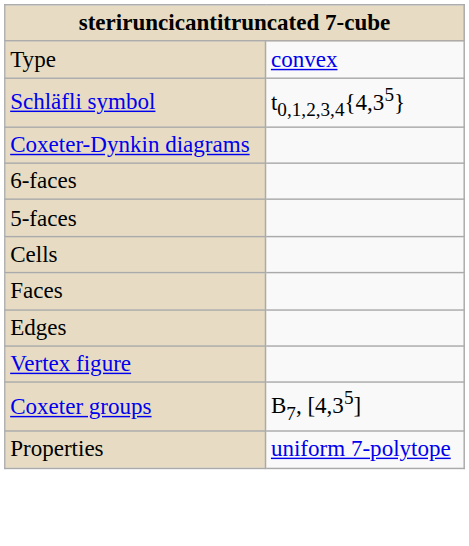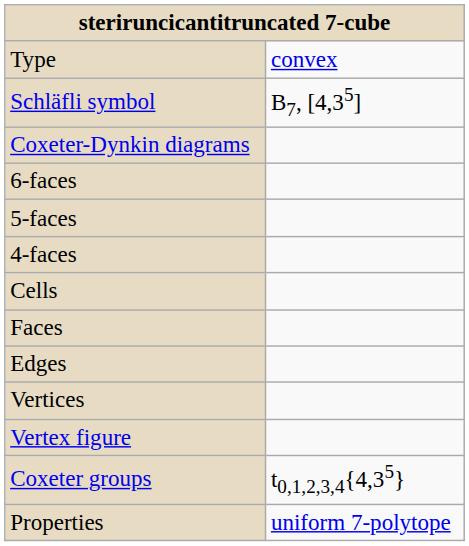(338, 102) t0,1,2,3,4{4,35} -> (316, 102) B7, [4,35]
+ row: (43, 254)
+ row: (47, 400)
(316, 406) B7, [4,35] -> (338, 479) t0,1,2,3,4{4,35}
